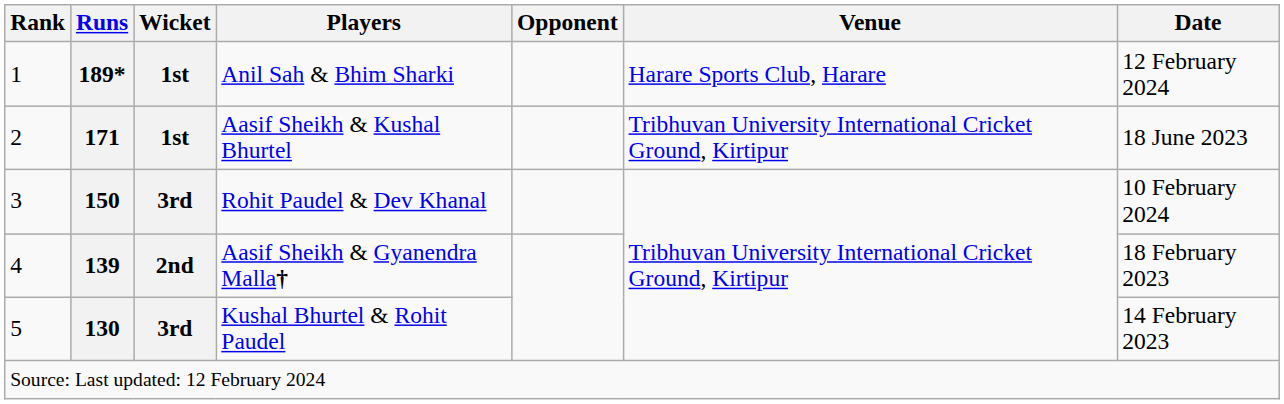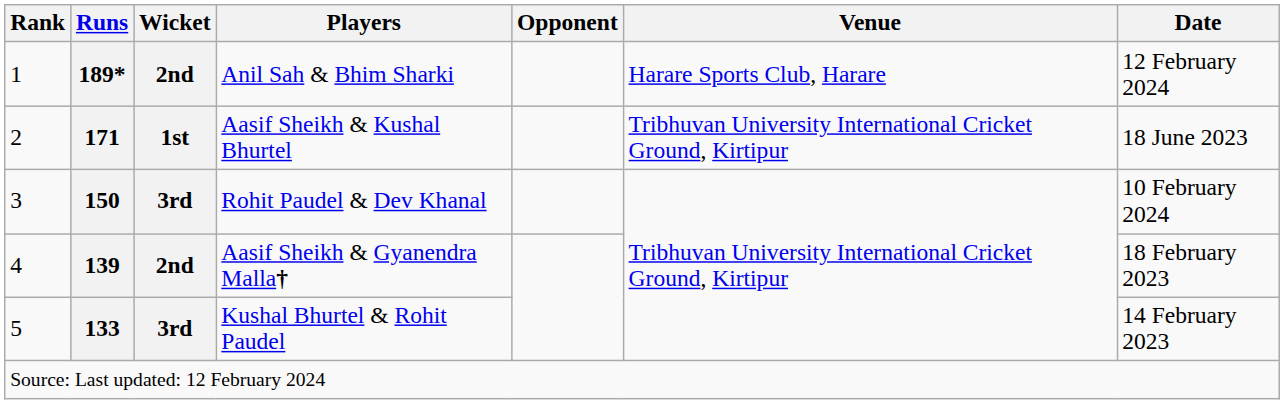(175, 73) 1st -> (175, 73) 2nd
(102, 328) 130 -> (102, 328) 133
